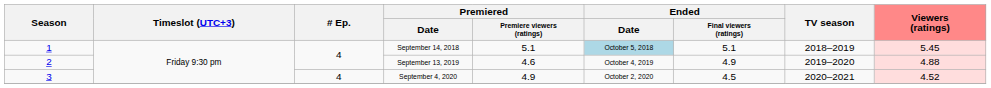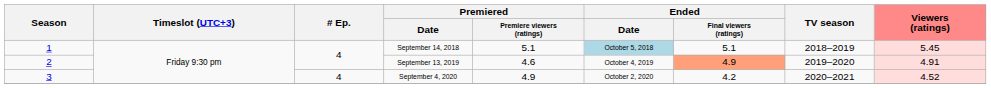(729, 62) no background -> (729, 62) lightsalmon background
(930, 62) 4.88 -> (930, 62) 4.91
(729, 76) 4.5 -> (729, 76) 4.2
